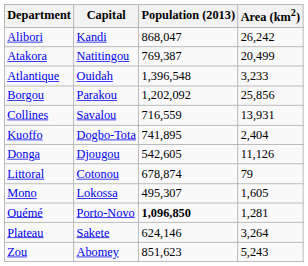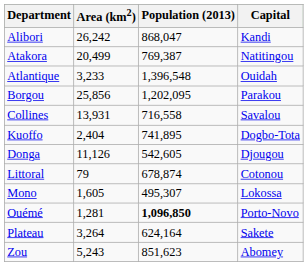columns swapped: (106, 15) <-> (270, 15)
(166, 95) 1,202,092 -> (166, 95) 1,202,095
(162, 115) 716,559 -> (162, 115) 716,558
(162, 232) 624,146 -> (162, 232) 624,164
